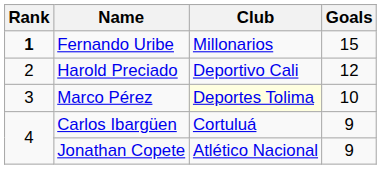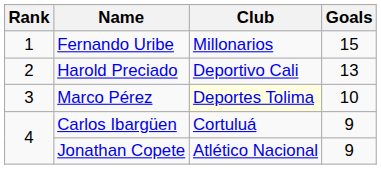(29, 44) bold -> (29, 44) normal
(349, 71) 12 -> (349, 71) 13
